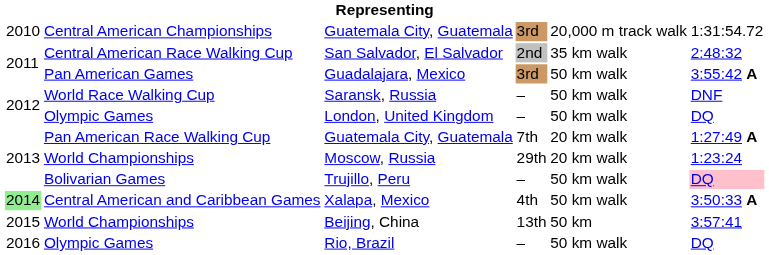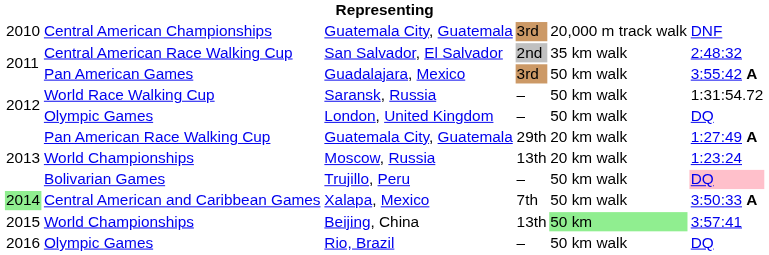(727, 31) 1:31:54.72 -> (707, 31) DNF
(707, 95) DNF -> (727, 95) 1:31:54.72
(527, 137) 7th -> (532, 137) 29th
(532, 158) 29th -> (532, 158) 13th
(527, 200) 4th -> (527, 200) 7th
(571, 221) no background -> (571, 221) lightgreen background
